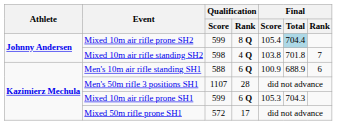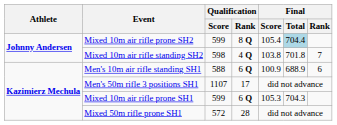(245, 84) 28 -> (245, 84) 17
(245, 113) 17 -> (245, 113) 28
